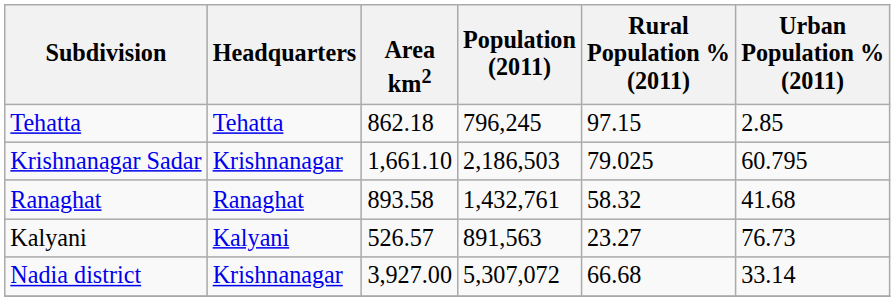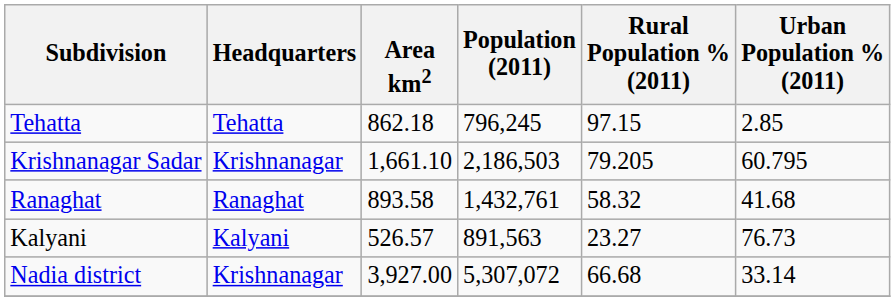(620, 161) 79.025 -> (620, 161) 79.205
